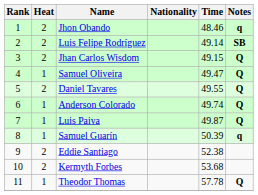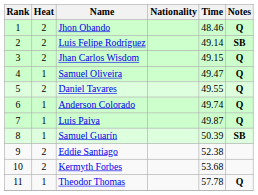(239, 27) q -> (239, 27) Q
(239, 136) q -> (239, 136) SB
